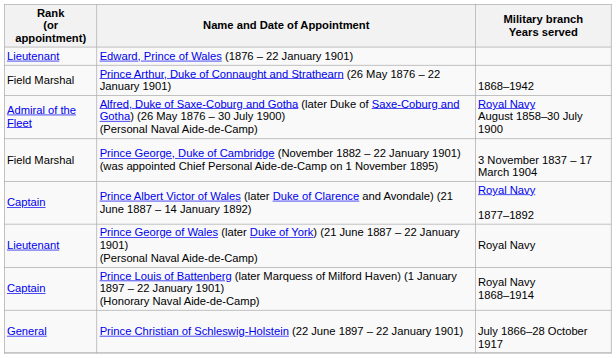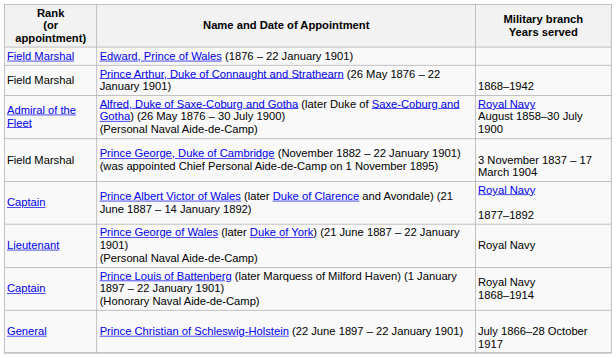(33, 56) Lieutenant -> (41, 56) Field Marshal
